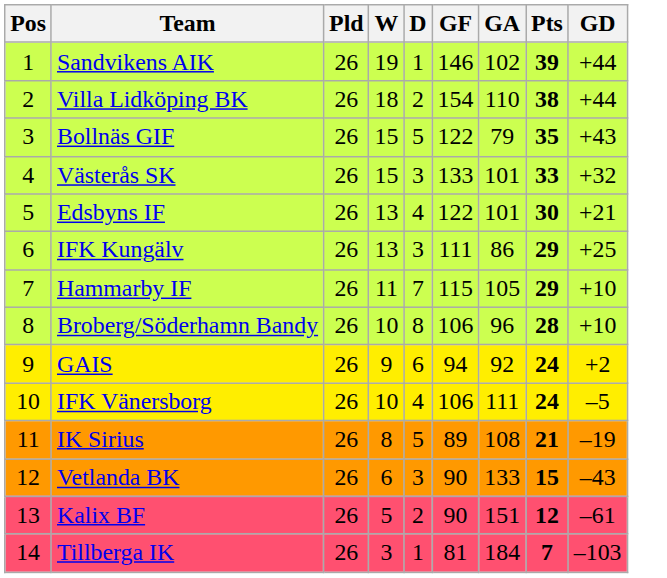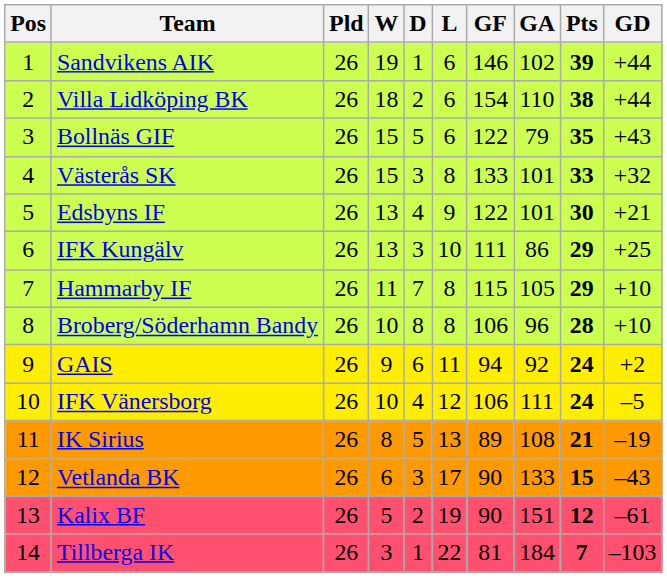+ column: (449, 23)
